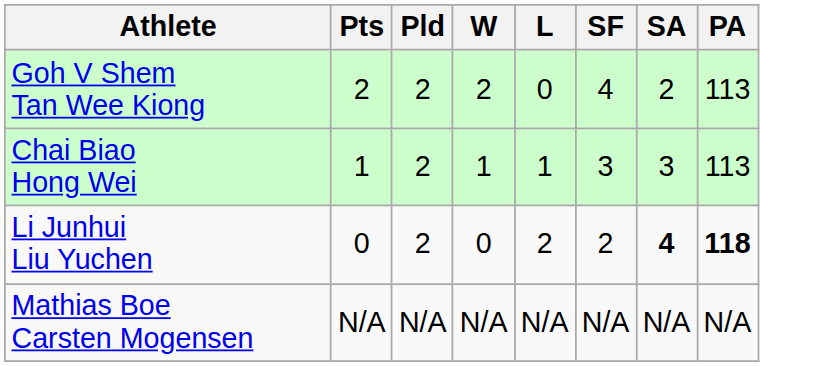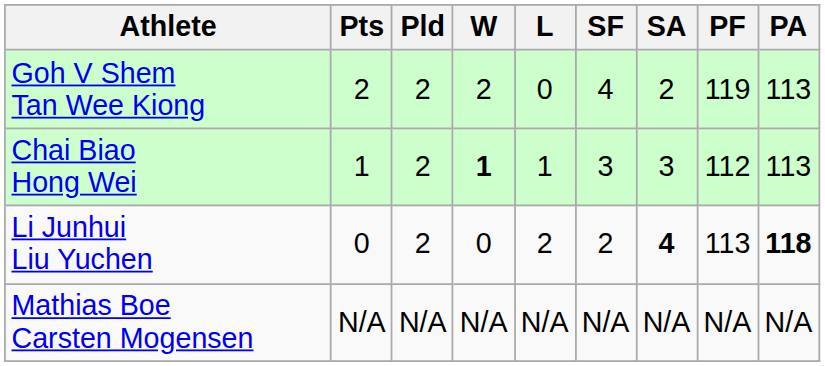+ column: (727, 27)
(484, 166) normal -> (484, 166) bold
